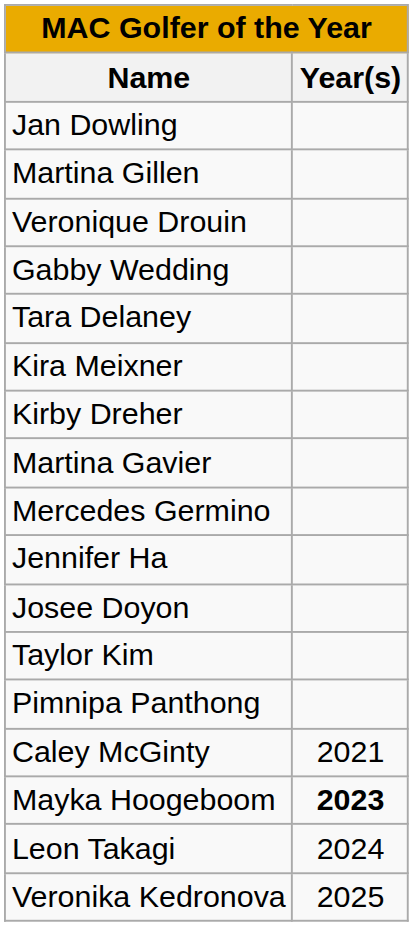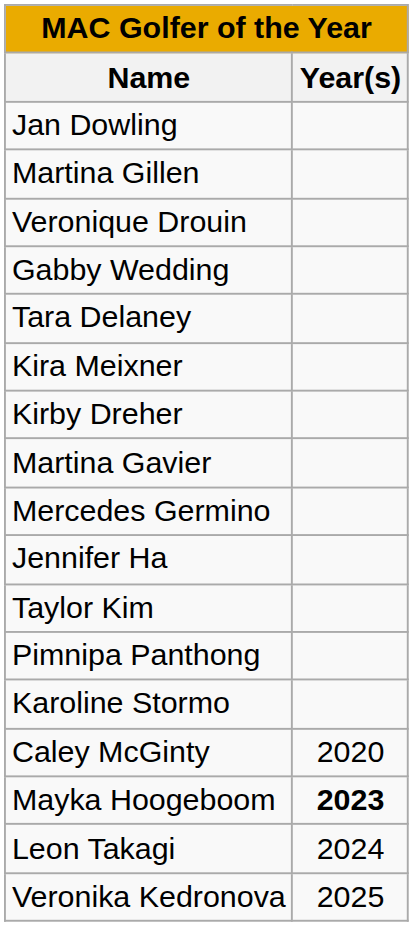- row: (101, 607)
+ row: (121, 703)
(350, 751) 2021 -> (350, 751) 2020
